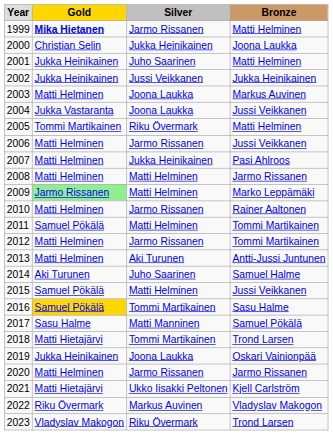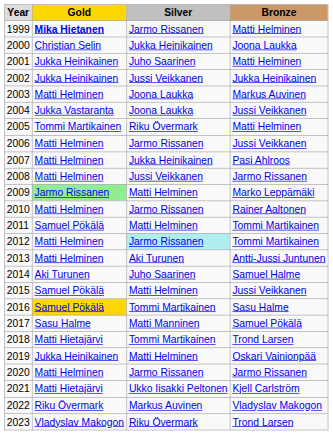(163, 176) Matti Helminen -> (166, 176) Jussi Veikkanen
(166, 242) no background -> (166, 242) paleturquoise background
(161, 356) Joona Laukka -> (163, 356) Matti Helminen
